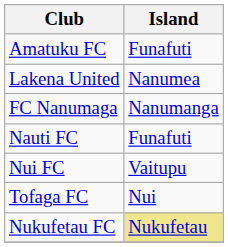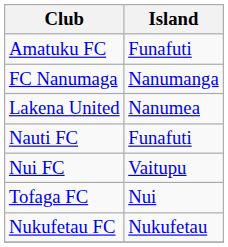rows swapped: (64, 78) <-> (63, 108)
(168, 227) khaki background -> (168, 227) no background
